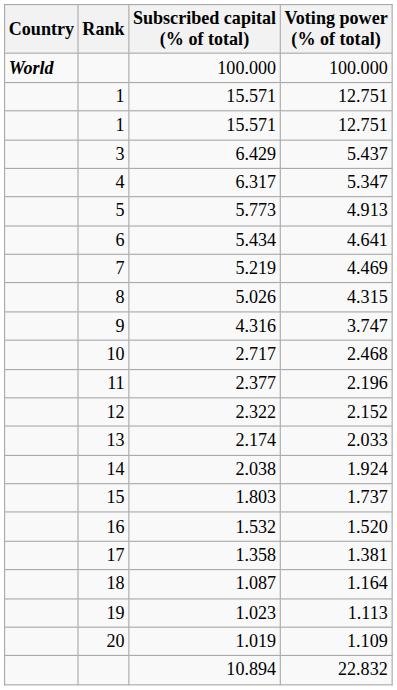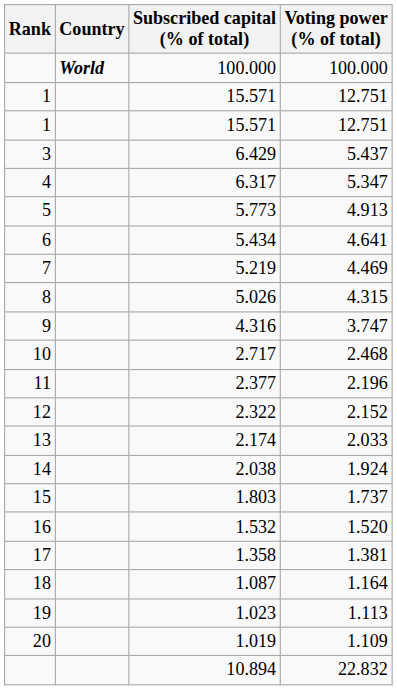columns swapped: (103, 29) <-> (41, 29)
